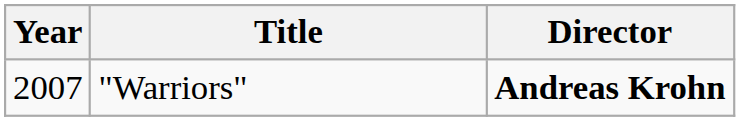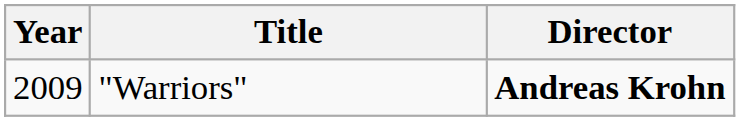(48, 87) 2007 -> (48, 87) 2009
